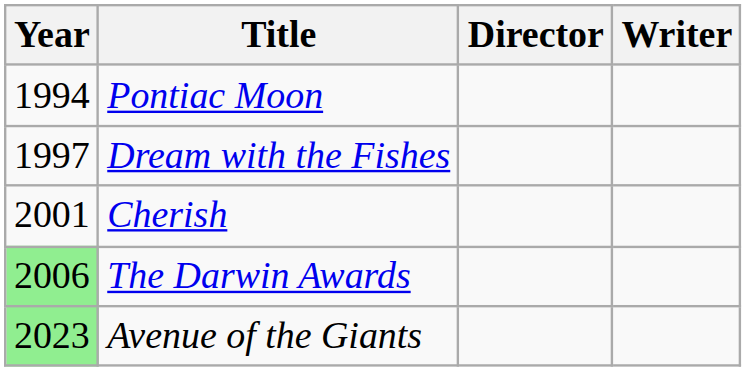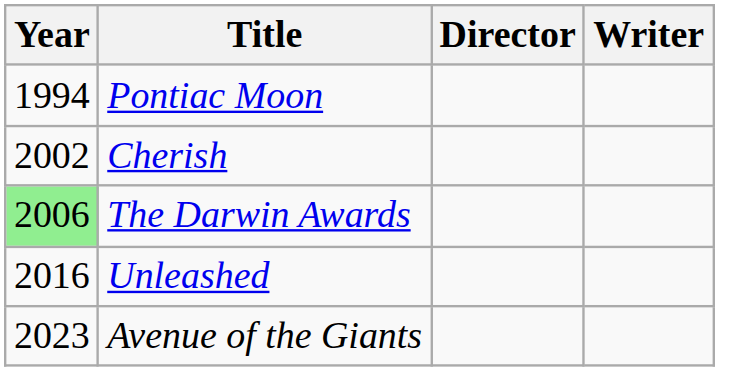- row: (279, 154)
(52, 214) 2001 -> (52, 154) 2002
+ row: (188, 275)
(52, 335) lightgreen background -> (52, 335) no background
